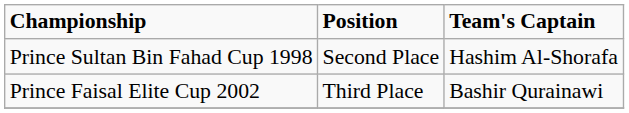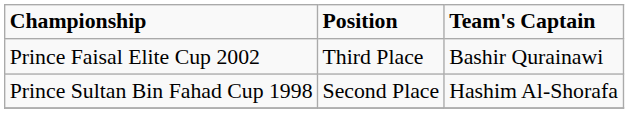rows swapped: (161, 56) <-> (135, 90)
